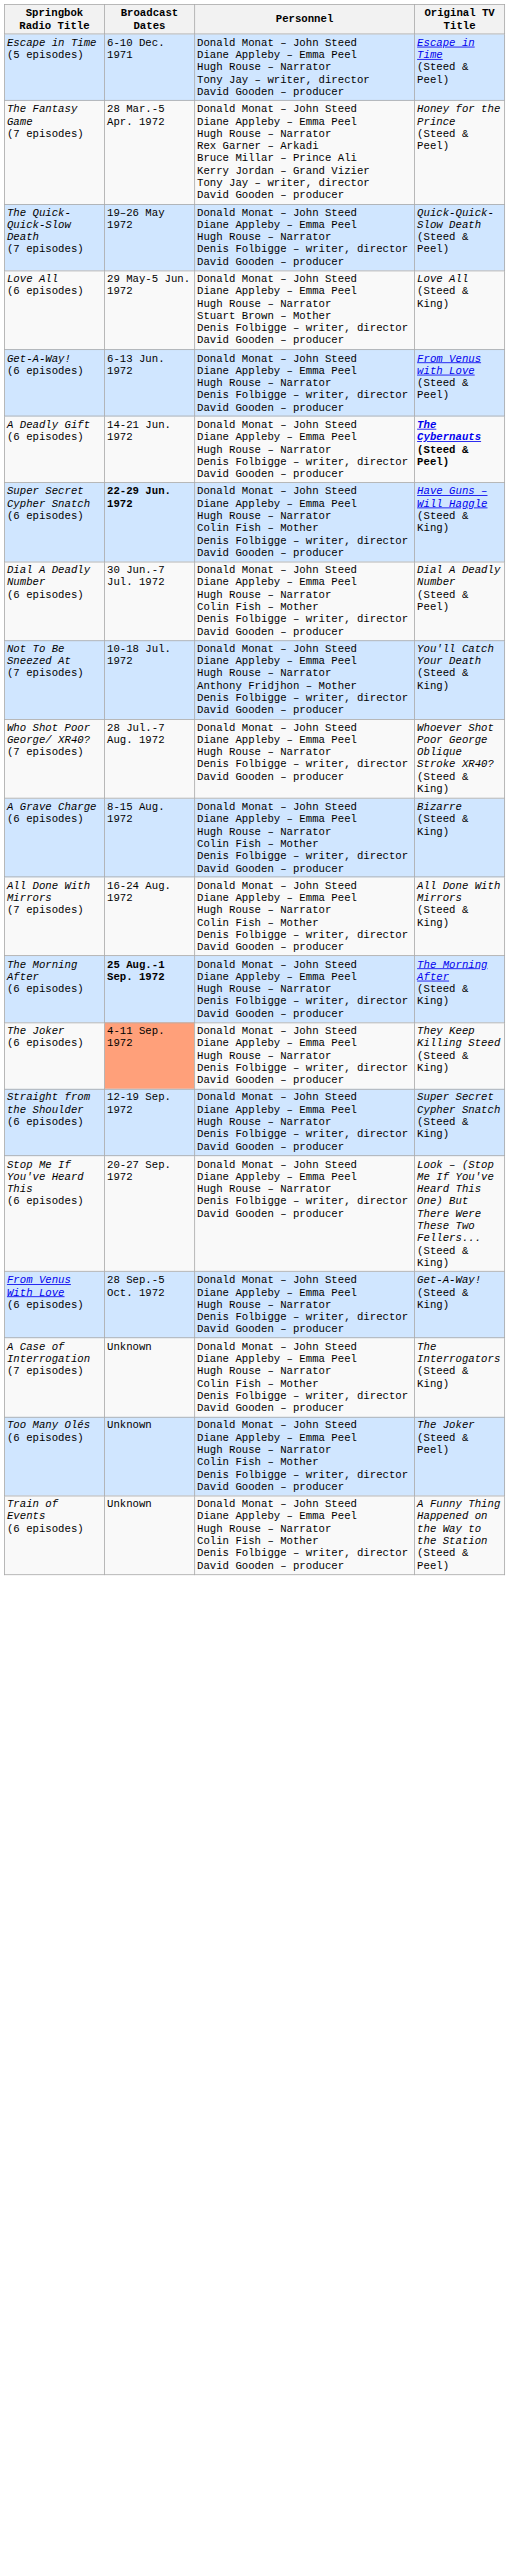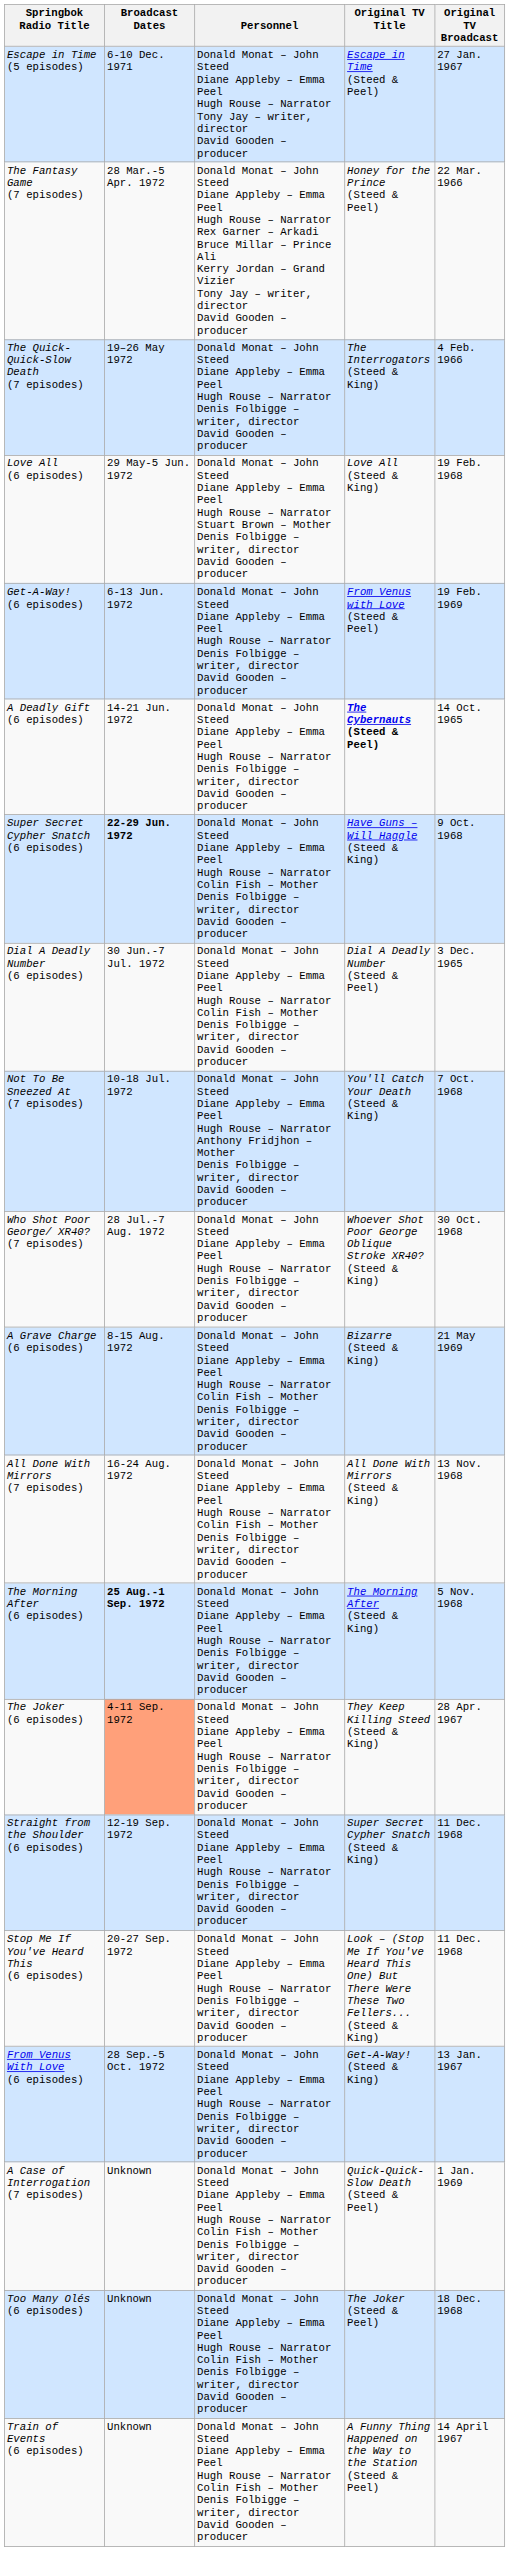+ column: (470, 25)
(455, 231) Quick-Quick-Slow Death (Steed & Peel) -> (389, 367) The Interrogators (Steed & King)
(459, 1365) The Interrogators (Steed & King) -> (385, 2189) Quick-Quick-Slow Death (Steed & Peel)
